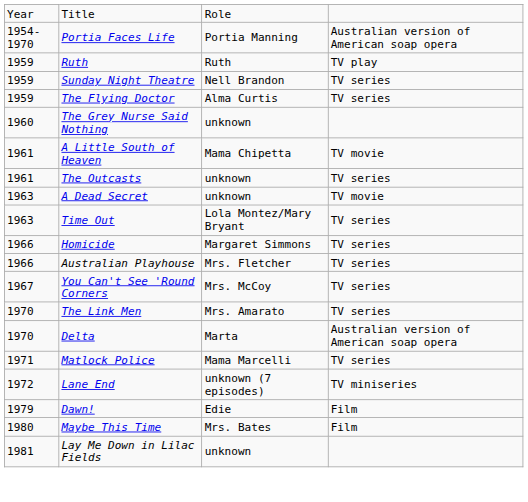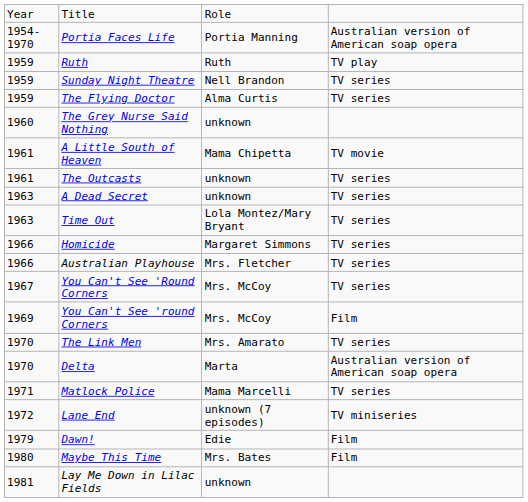(357, 196) TV movie -> (361, 196) TV series
+ row: (128, 318)
